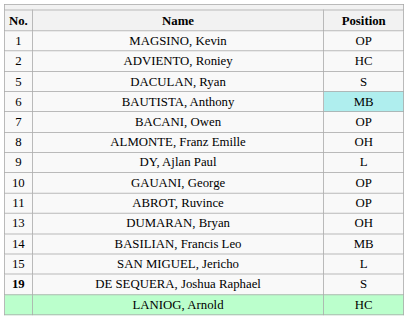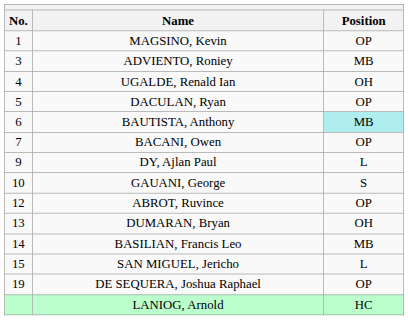(18, 61) 2 -> (18, 61) 3
(364, 61) HC -> (364, 61) MB
+ row: (178, 81)
(364, 81) S -> (364, 101) OP
- row: (178, 142)
(364, 182) OP -> (364, 182) S
(18, 203) 11 -> (18, 203) 12
(18, 284) bold -> (18, 284) normal
(364, 284) S -> (364, 284) OP
